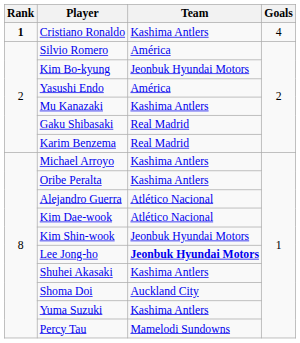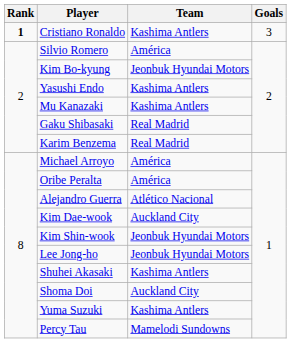(279, 32) 4 -> (269, 32) 3
(151, 87) América -> (170, 87) Kashima Antlers
(170, 161) Kashima Antlers -> (151, 161) América
(170, 180) Kashima Antlers -> (151, 180) América
(172, 217) Atlético Nacional -> (165, 217) Auckland City
(195, 254) bold -> (190, 254) normal
